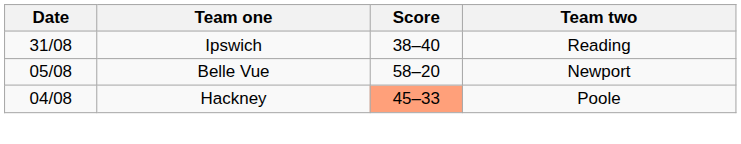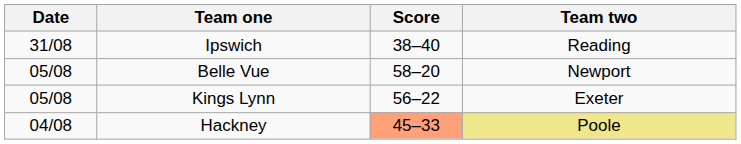+ row: (234, 98)
(599, 98) no background -> (599, 125) khaki background
